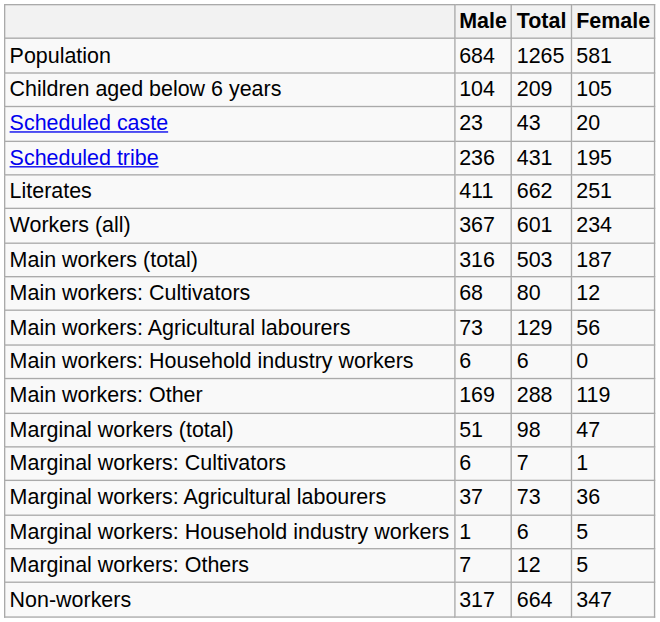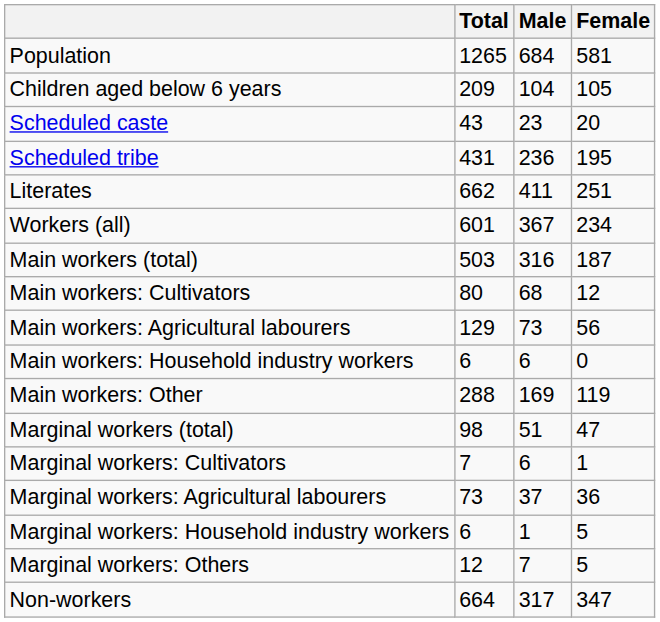columns swapped: (542, 21) <-> (483, 21)
